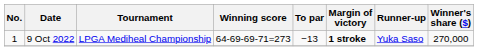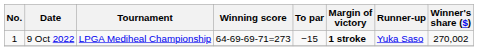(310, 38) −13 -> (310, 38) −15
(451, 38) 270,000 -> (451, 38) 270,002
